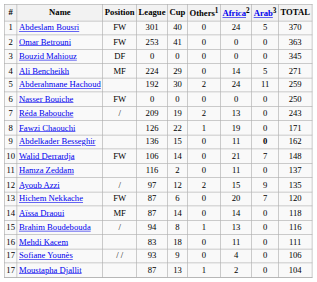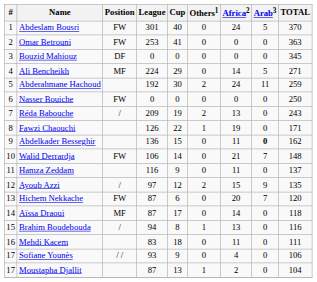(177, 171) 2 -> (177, 171) 9
(177, 213) 14 -> (177, 213) 17
